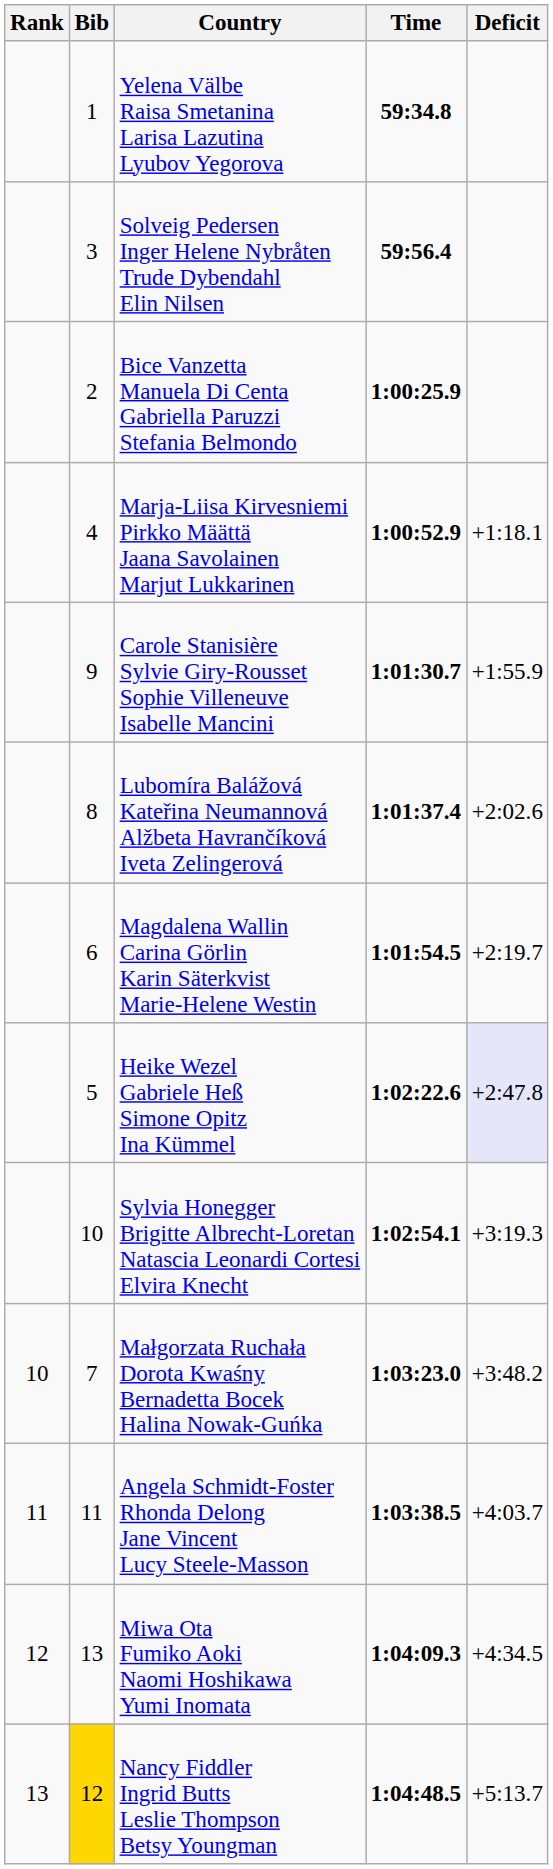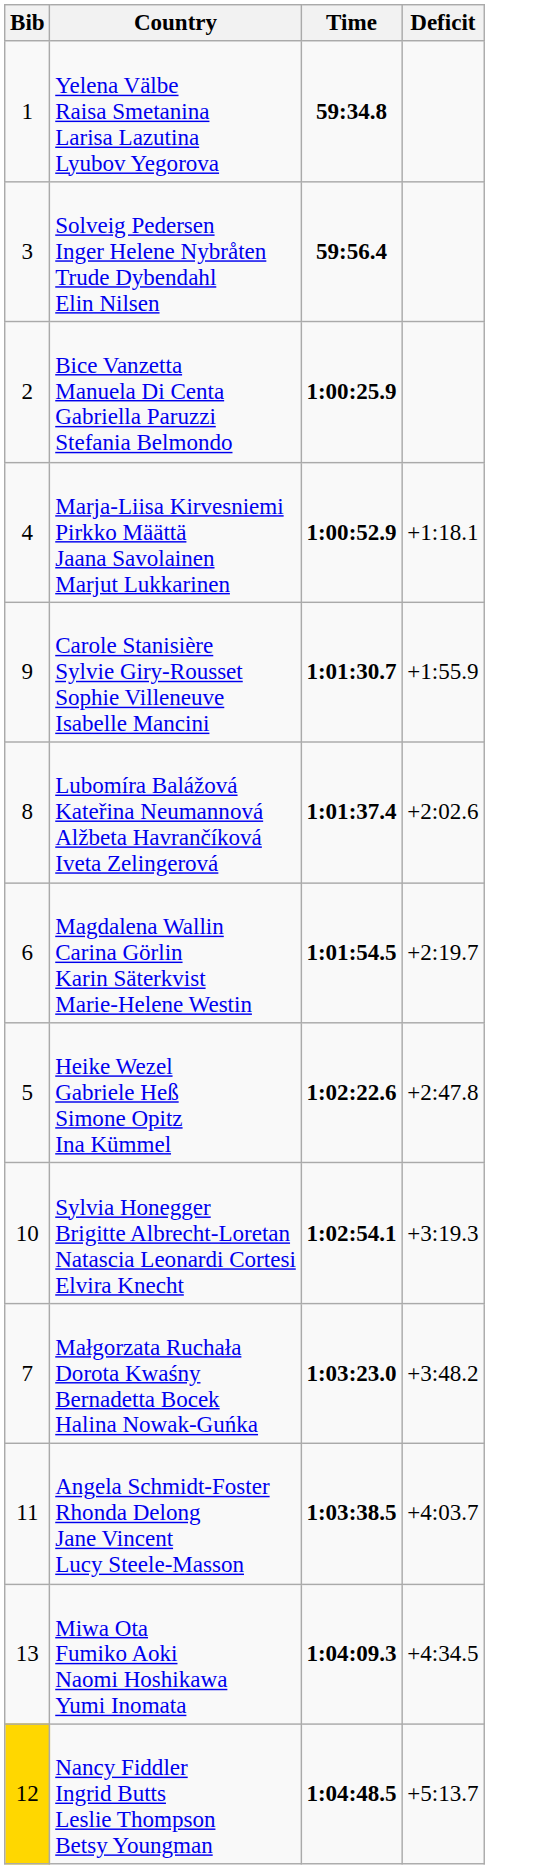- column: (37, 22)
(507, 1092) lavender background -> (443, 1092) no background
